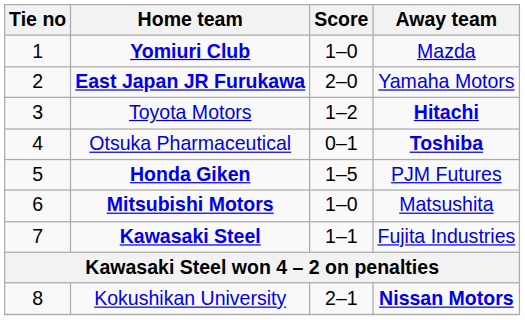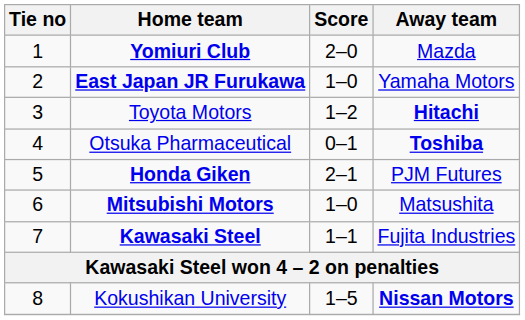(341, 50) 1–0 -> (341, 50) 2–0
(341, 81) 2–0 -> (341, 81) 1–0
(341, 174) 1–5 -> (341, 174) 2–1
(341, 298) 2–1 -> (341, 298) 1–5
